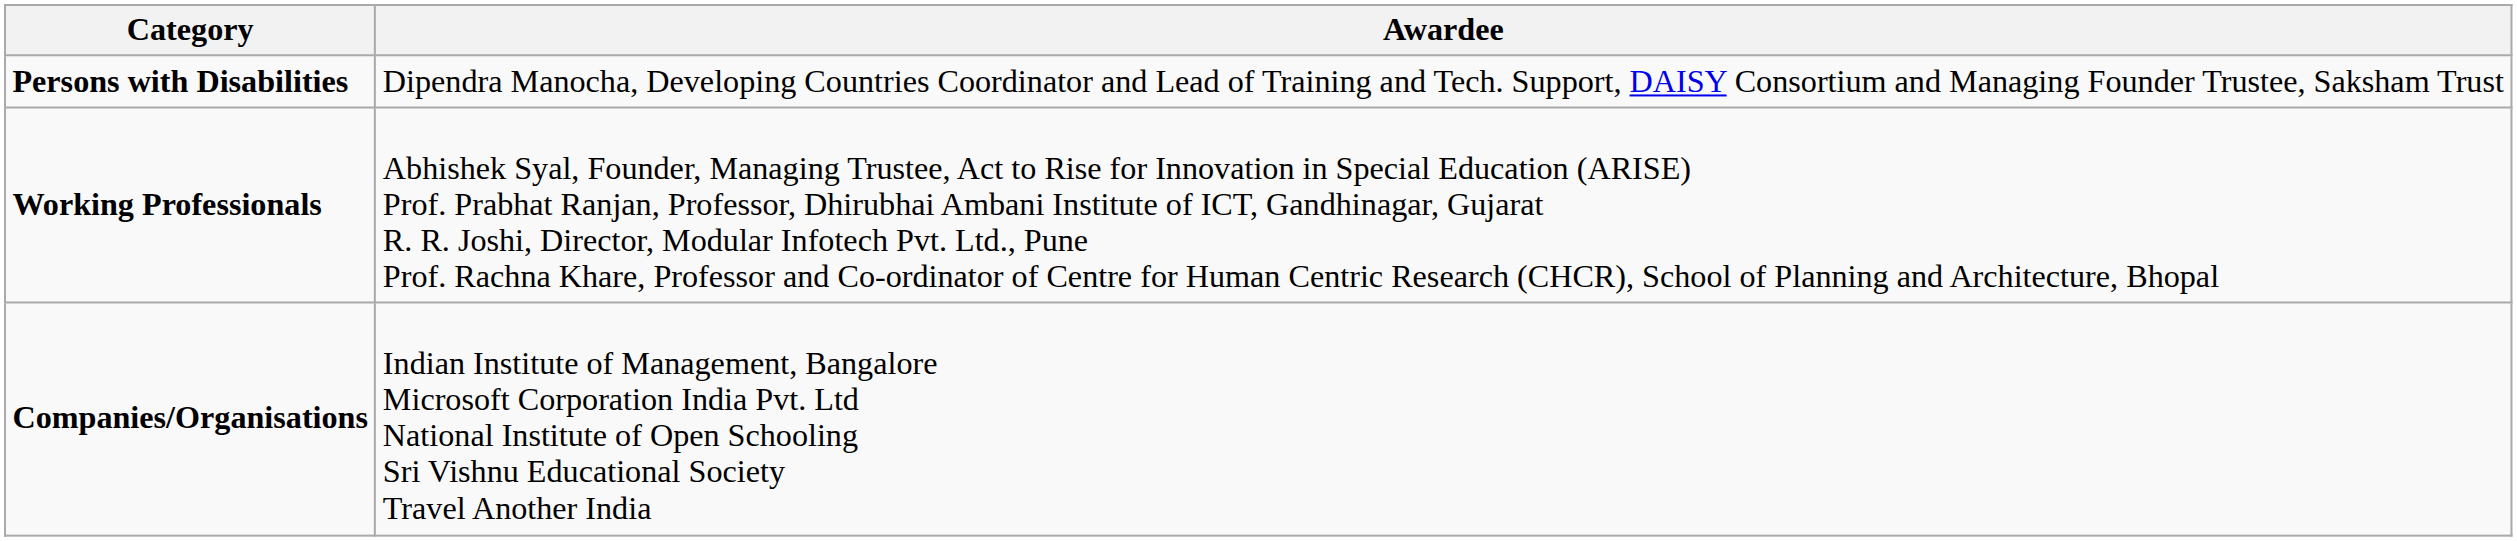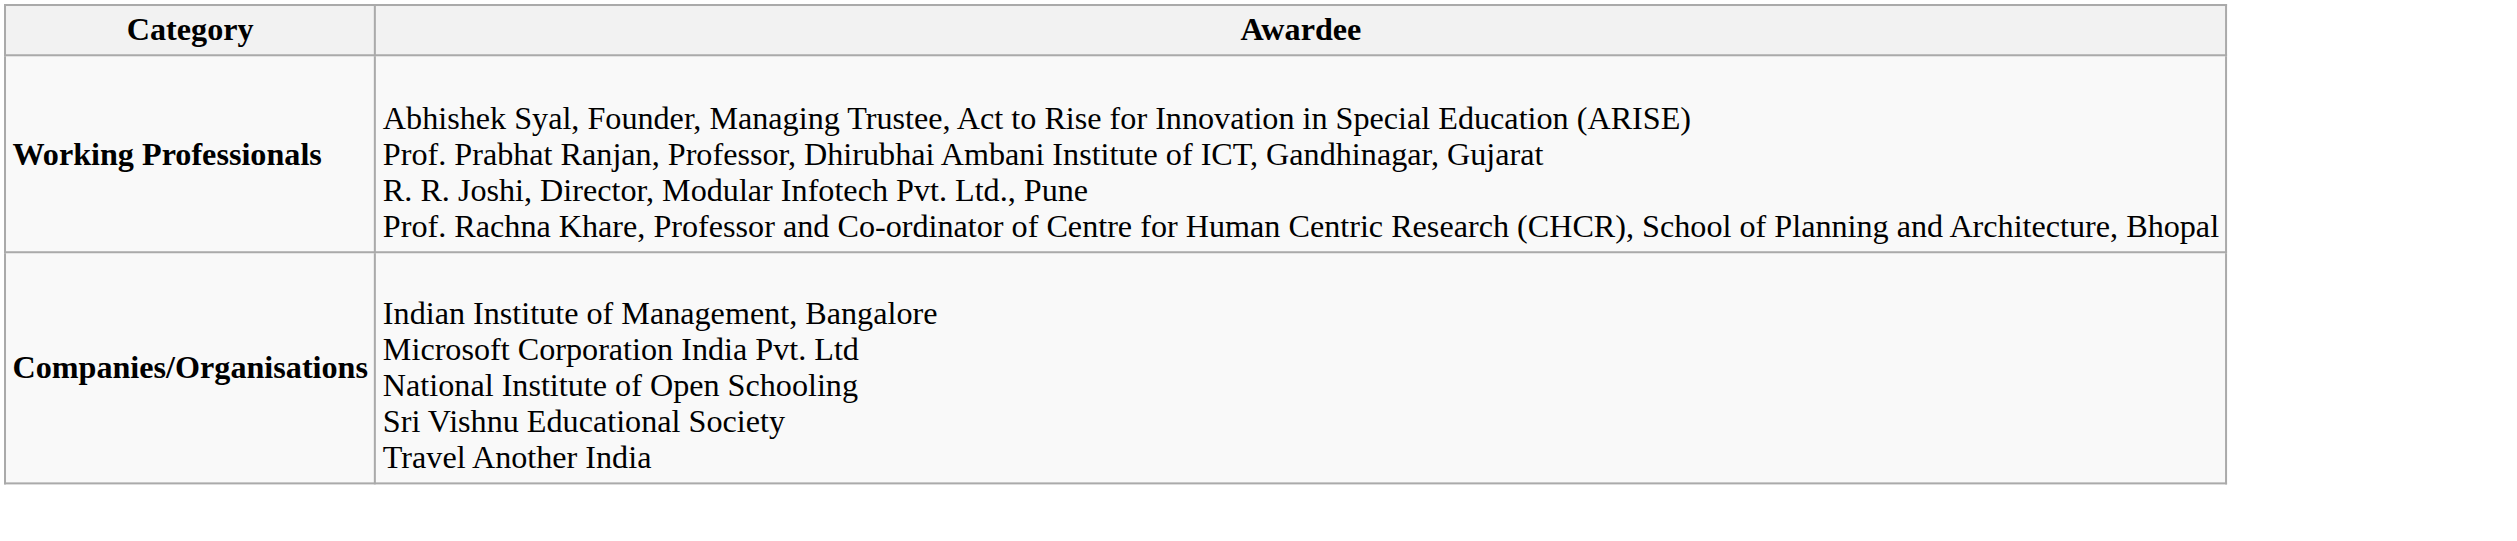- row: (180, 81)
